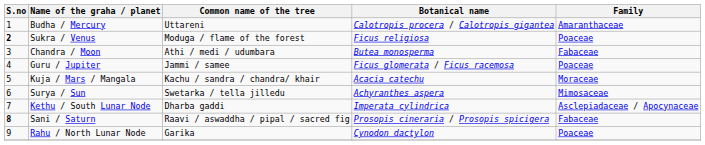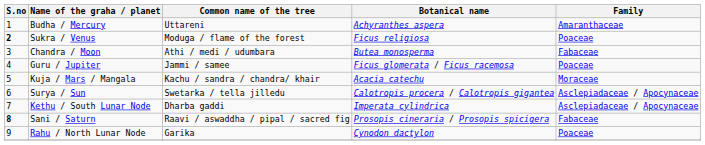(454, 25) Calotropis procera / Calotropis gigantea -> (399, 25) Achyranthes aspera
(399, 92) Achyranthes aspera -> (454, 92) Calotropis procera / Calotropis gigantea
(583, 92) Mimosaceae -> (628, 92) Asclepiadaceae / Apocynaceae
